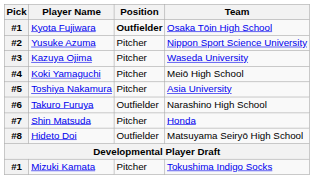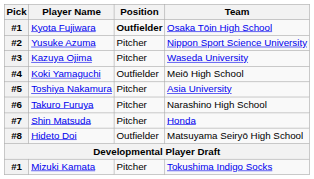(132, 74) Pitcher -> (138, 74) Outfielder
(138, 105) Outfielder -> (132, 105) Pitcher
